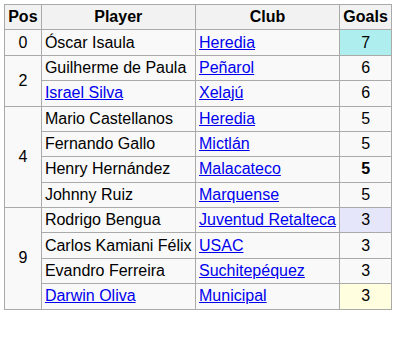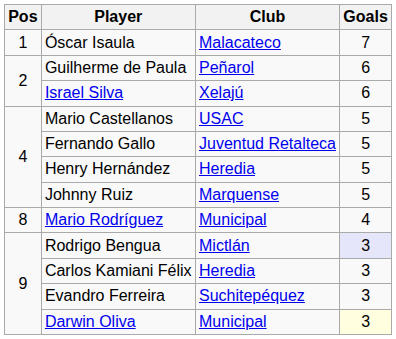(23, 42) 0 -> (23, 42) 1
(227, 42) Heredia -> (240, 42) Malacateco
(366, 42) paleturquoise background -> (366, 42) no background
(227, 118) Heredia -> (221, 118) USAC
(224, 144) Mictlán -> (267, 144) Juventud Retalteca
(240, 169) Malacateco -> (227, 169) Heredia
(366, 169) bold -> (366, 169) normal
+ row: (104, 220)
(267, 220) Juventud Retalteca -> (224, 245) Mictlán
(221, 245) USAC -> (227, 270) Heredia
